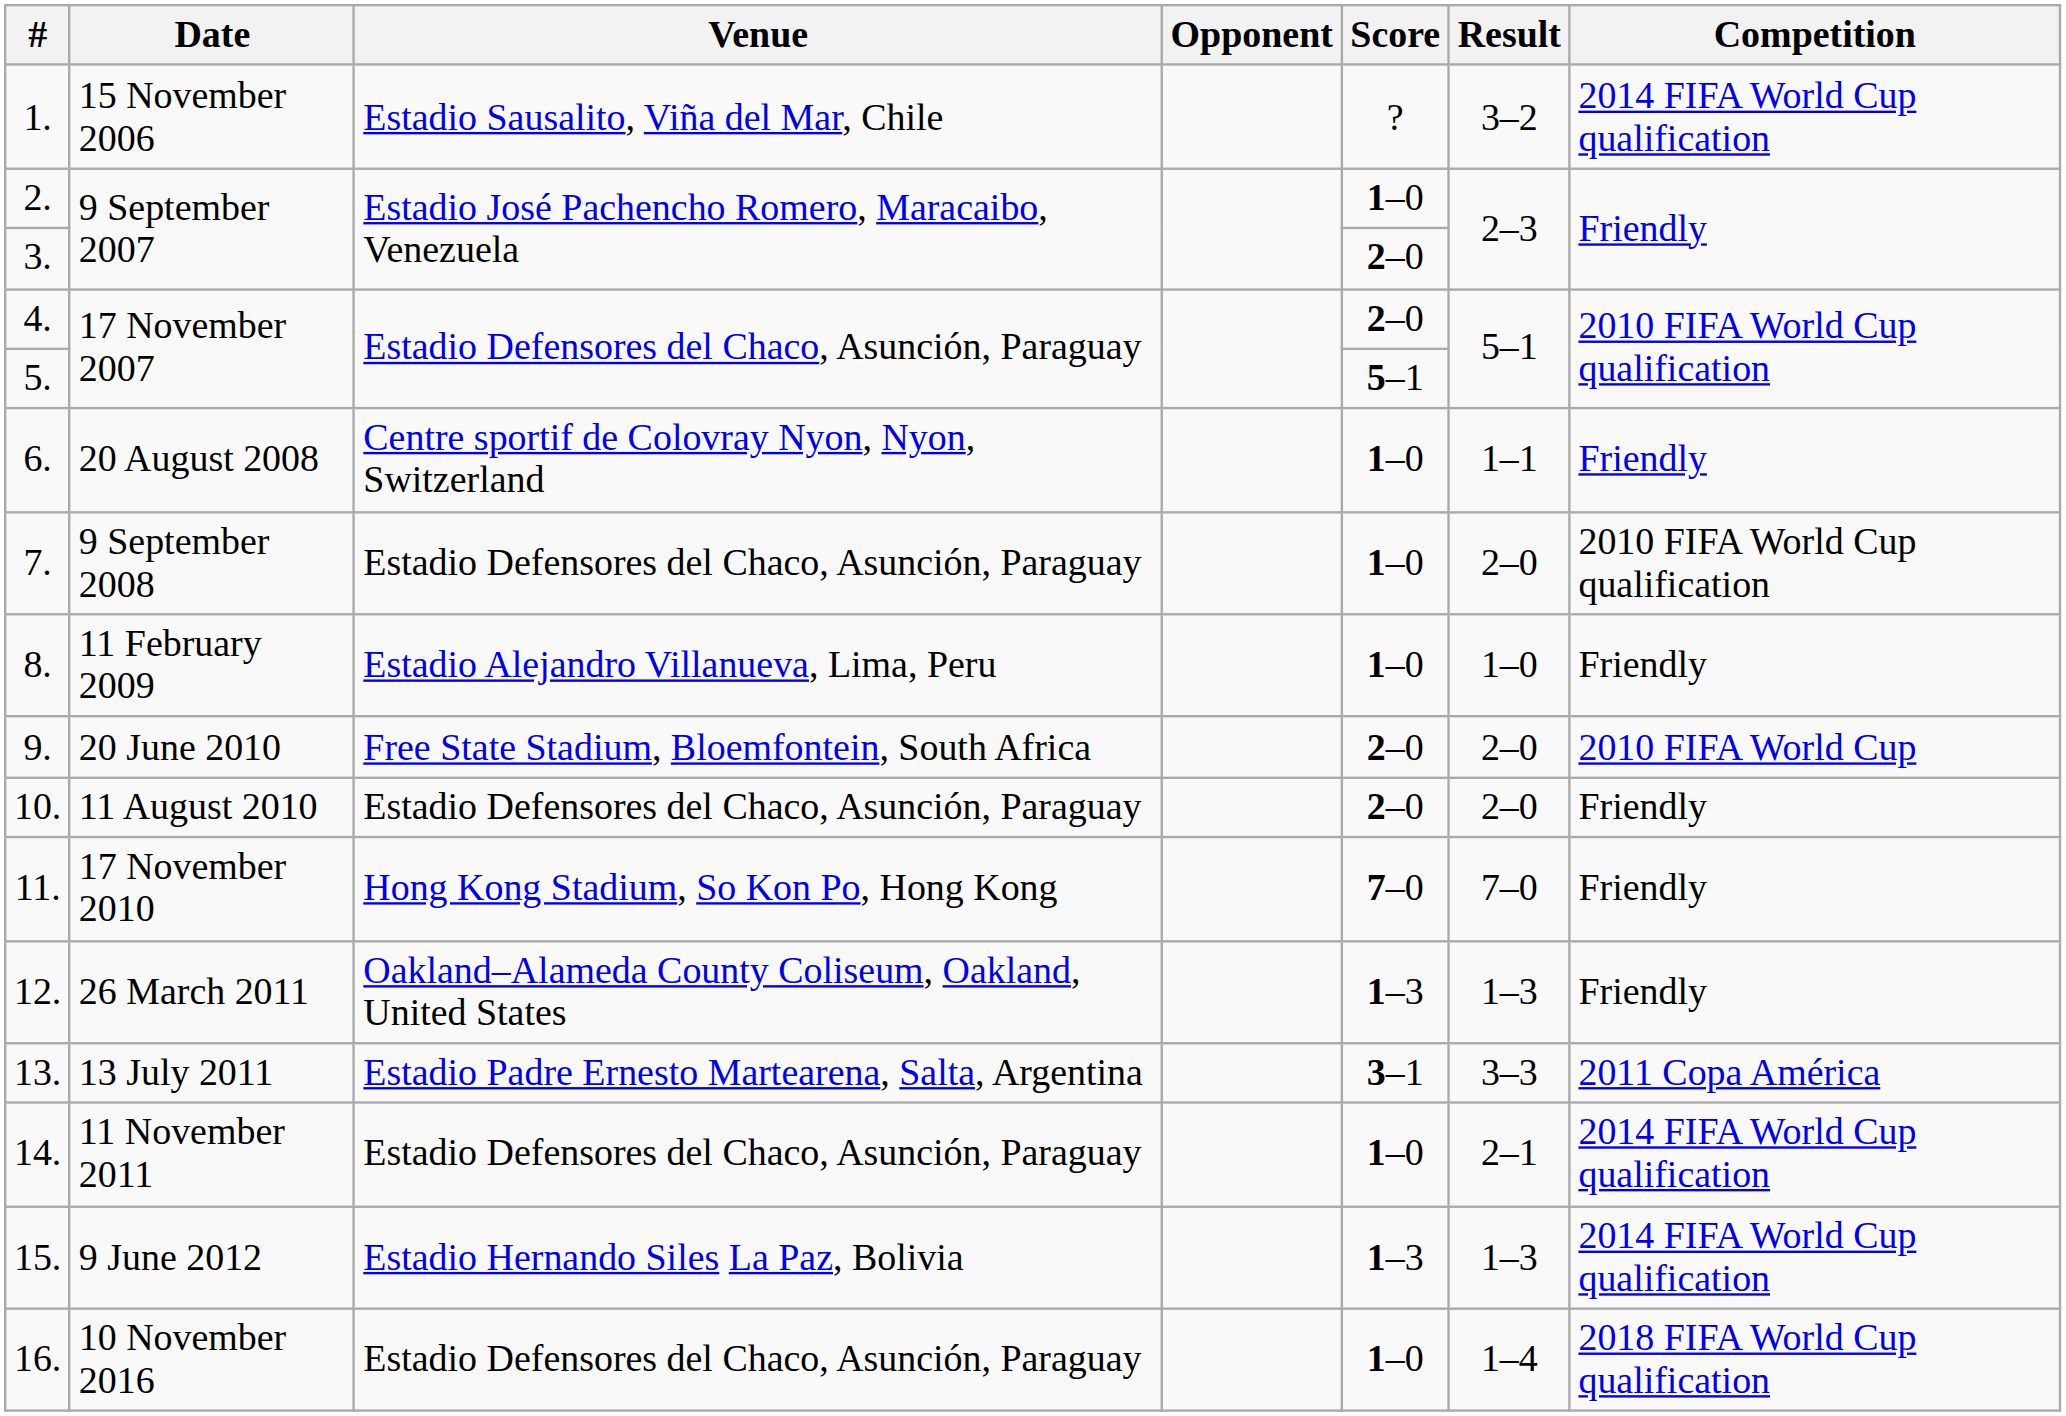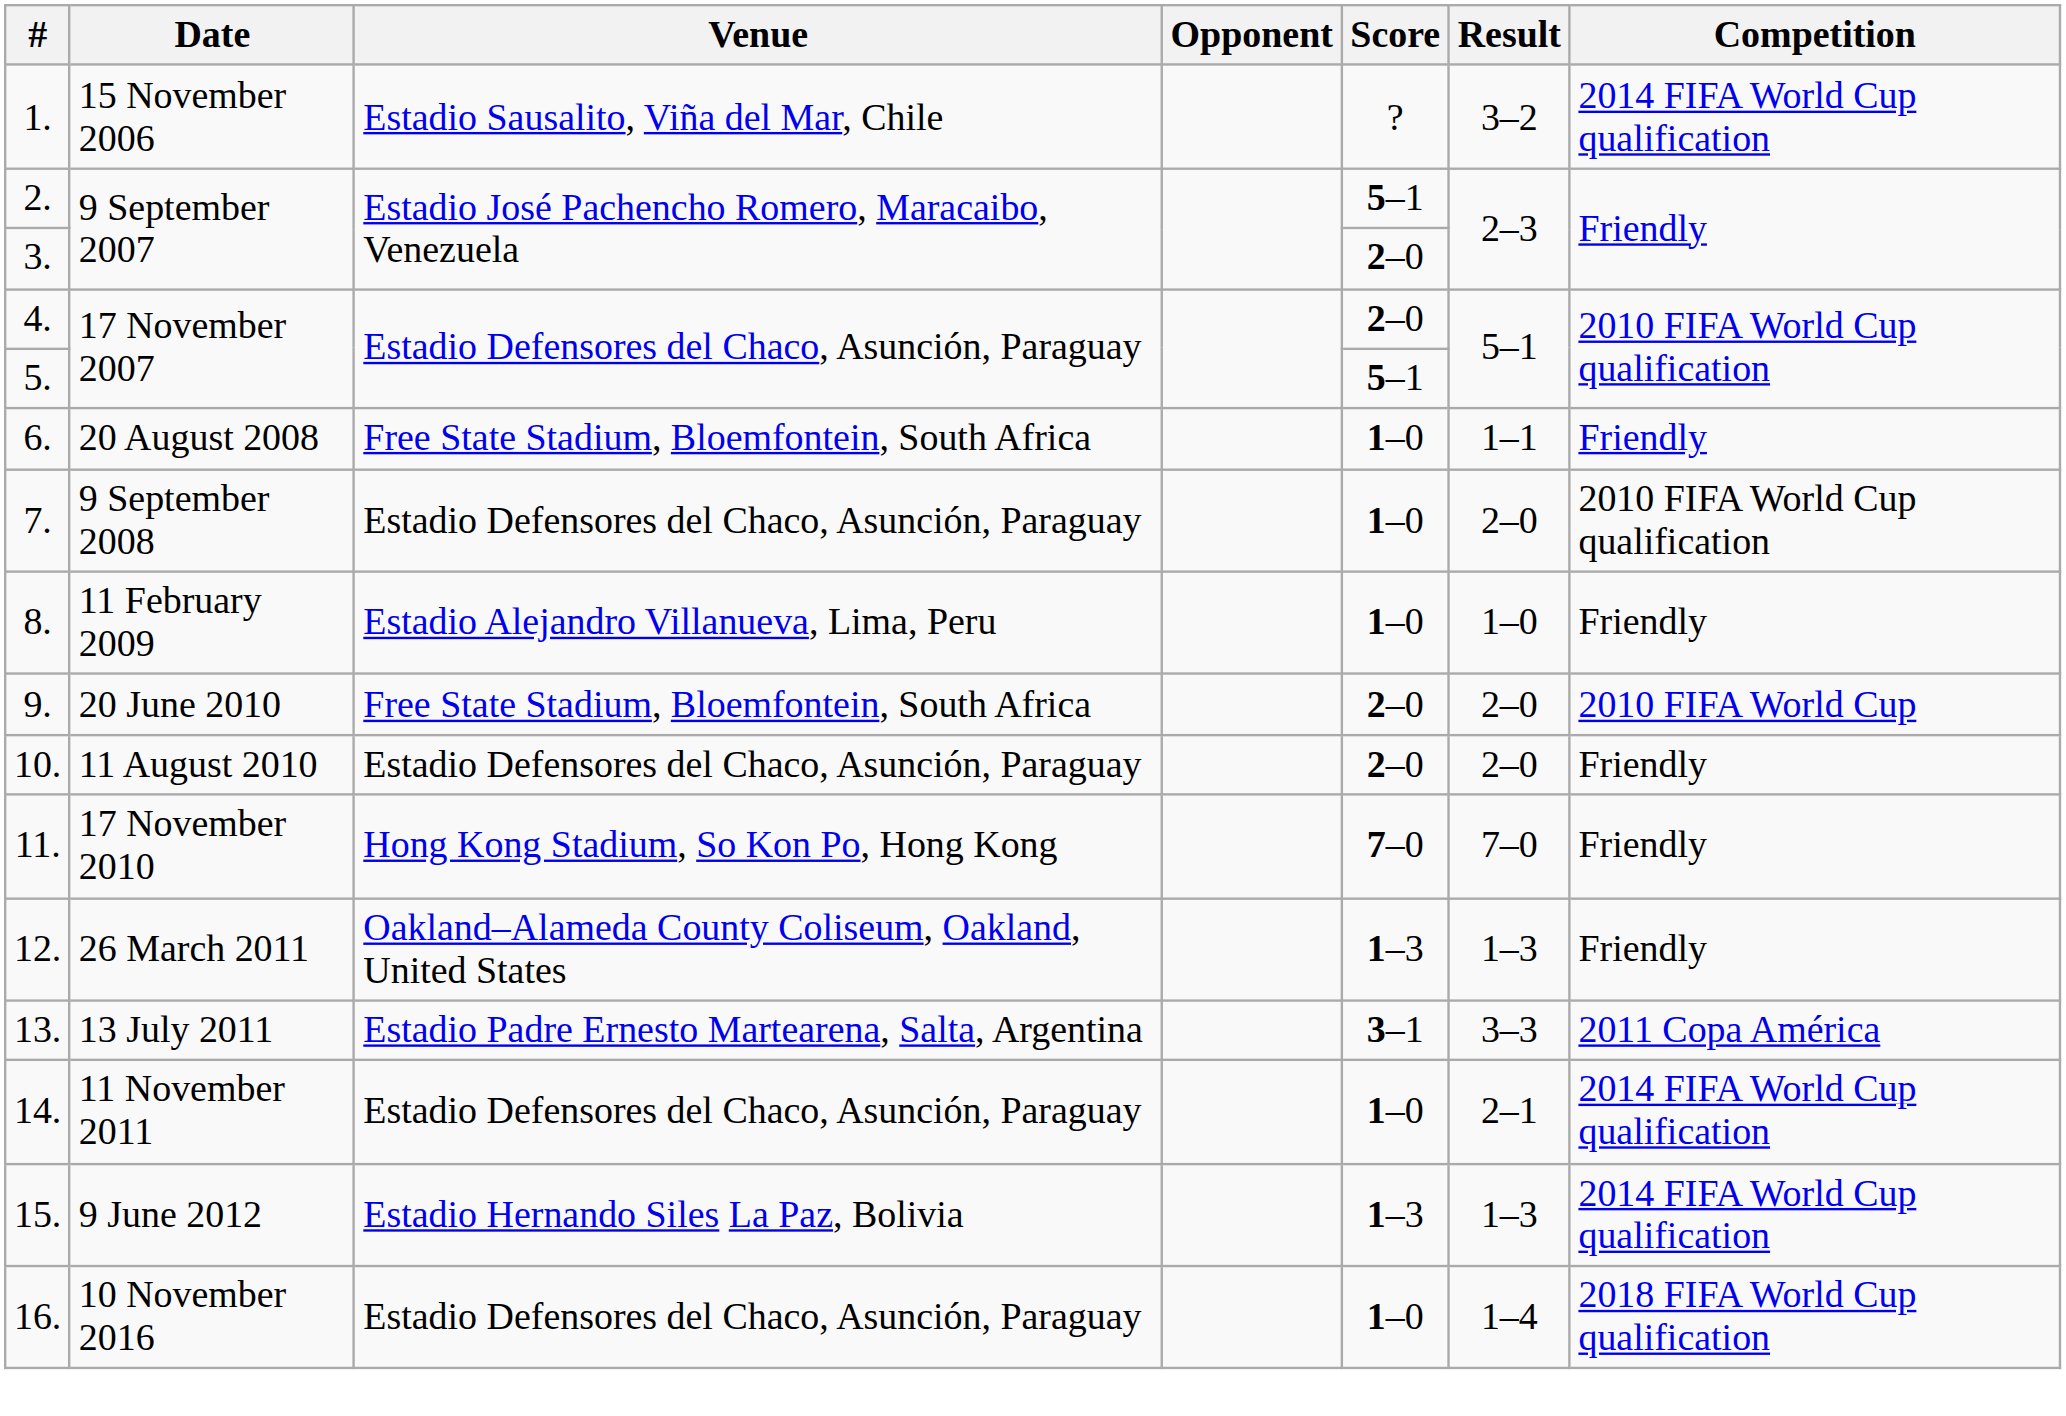(1395, 197) 1–0 -> (1395, 197) 5–1
(669, 459) Centre sportif de Colovray Nyon, Nyon, Switzerland -> (727, 438) Free State Stadium, Bloemfontein, South Africa
